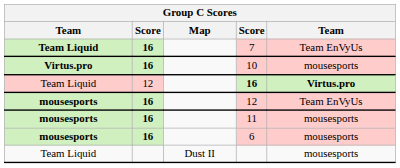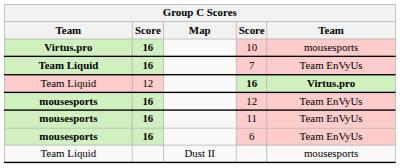rows swapped: (252, 47) <-> (252, 65)
(331, 119) mousesports -> (331, 119) Team EnVyUs
(331, 136) mousesports -> (331, 136) Team EnVyUs
